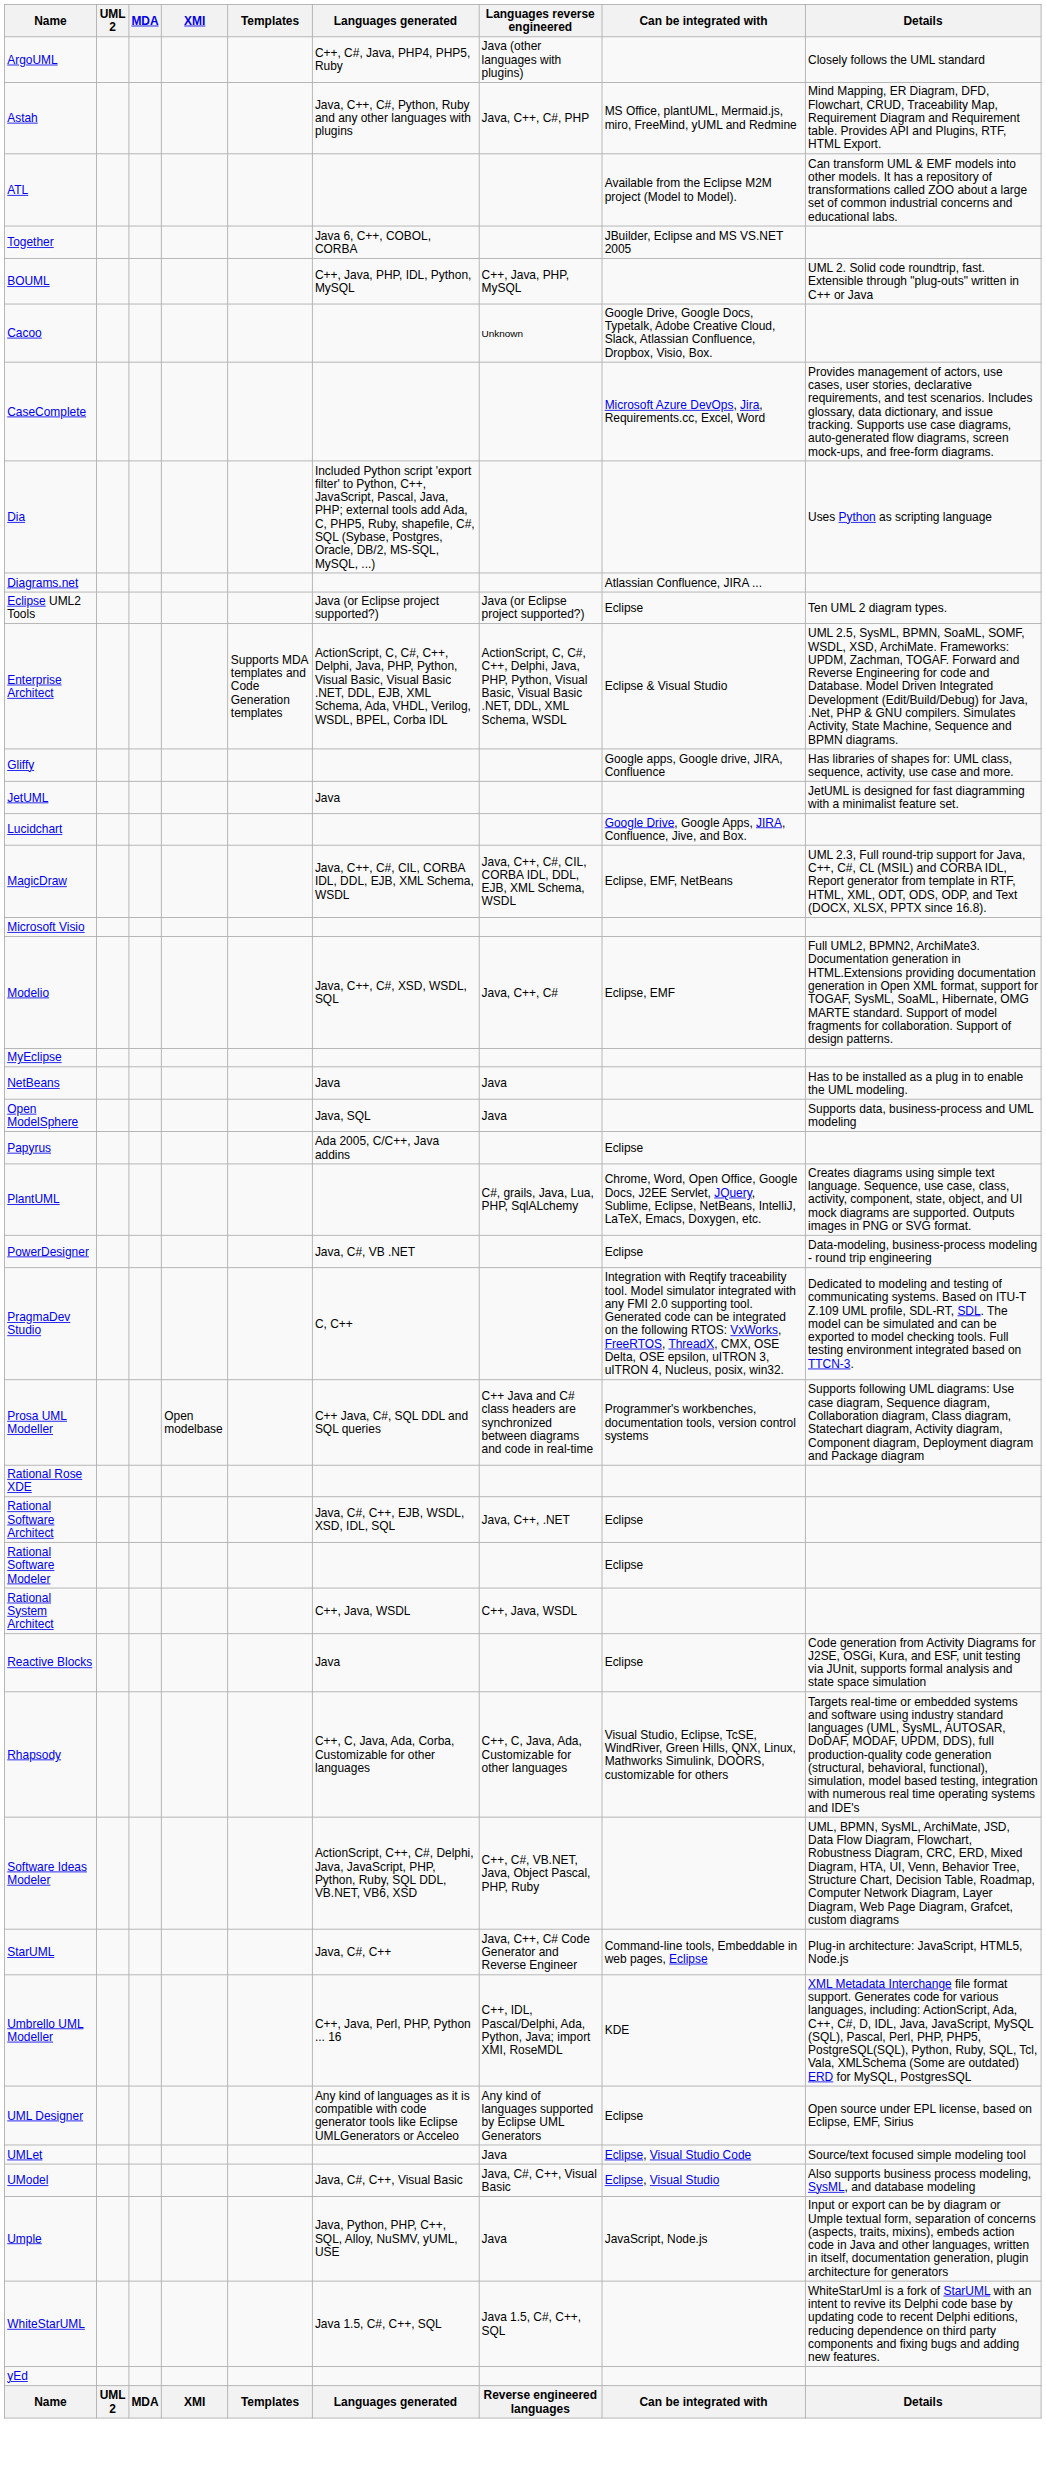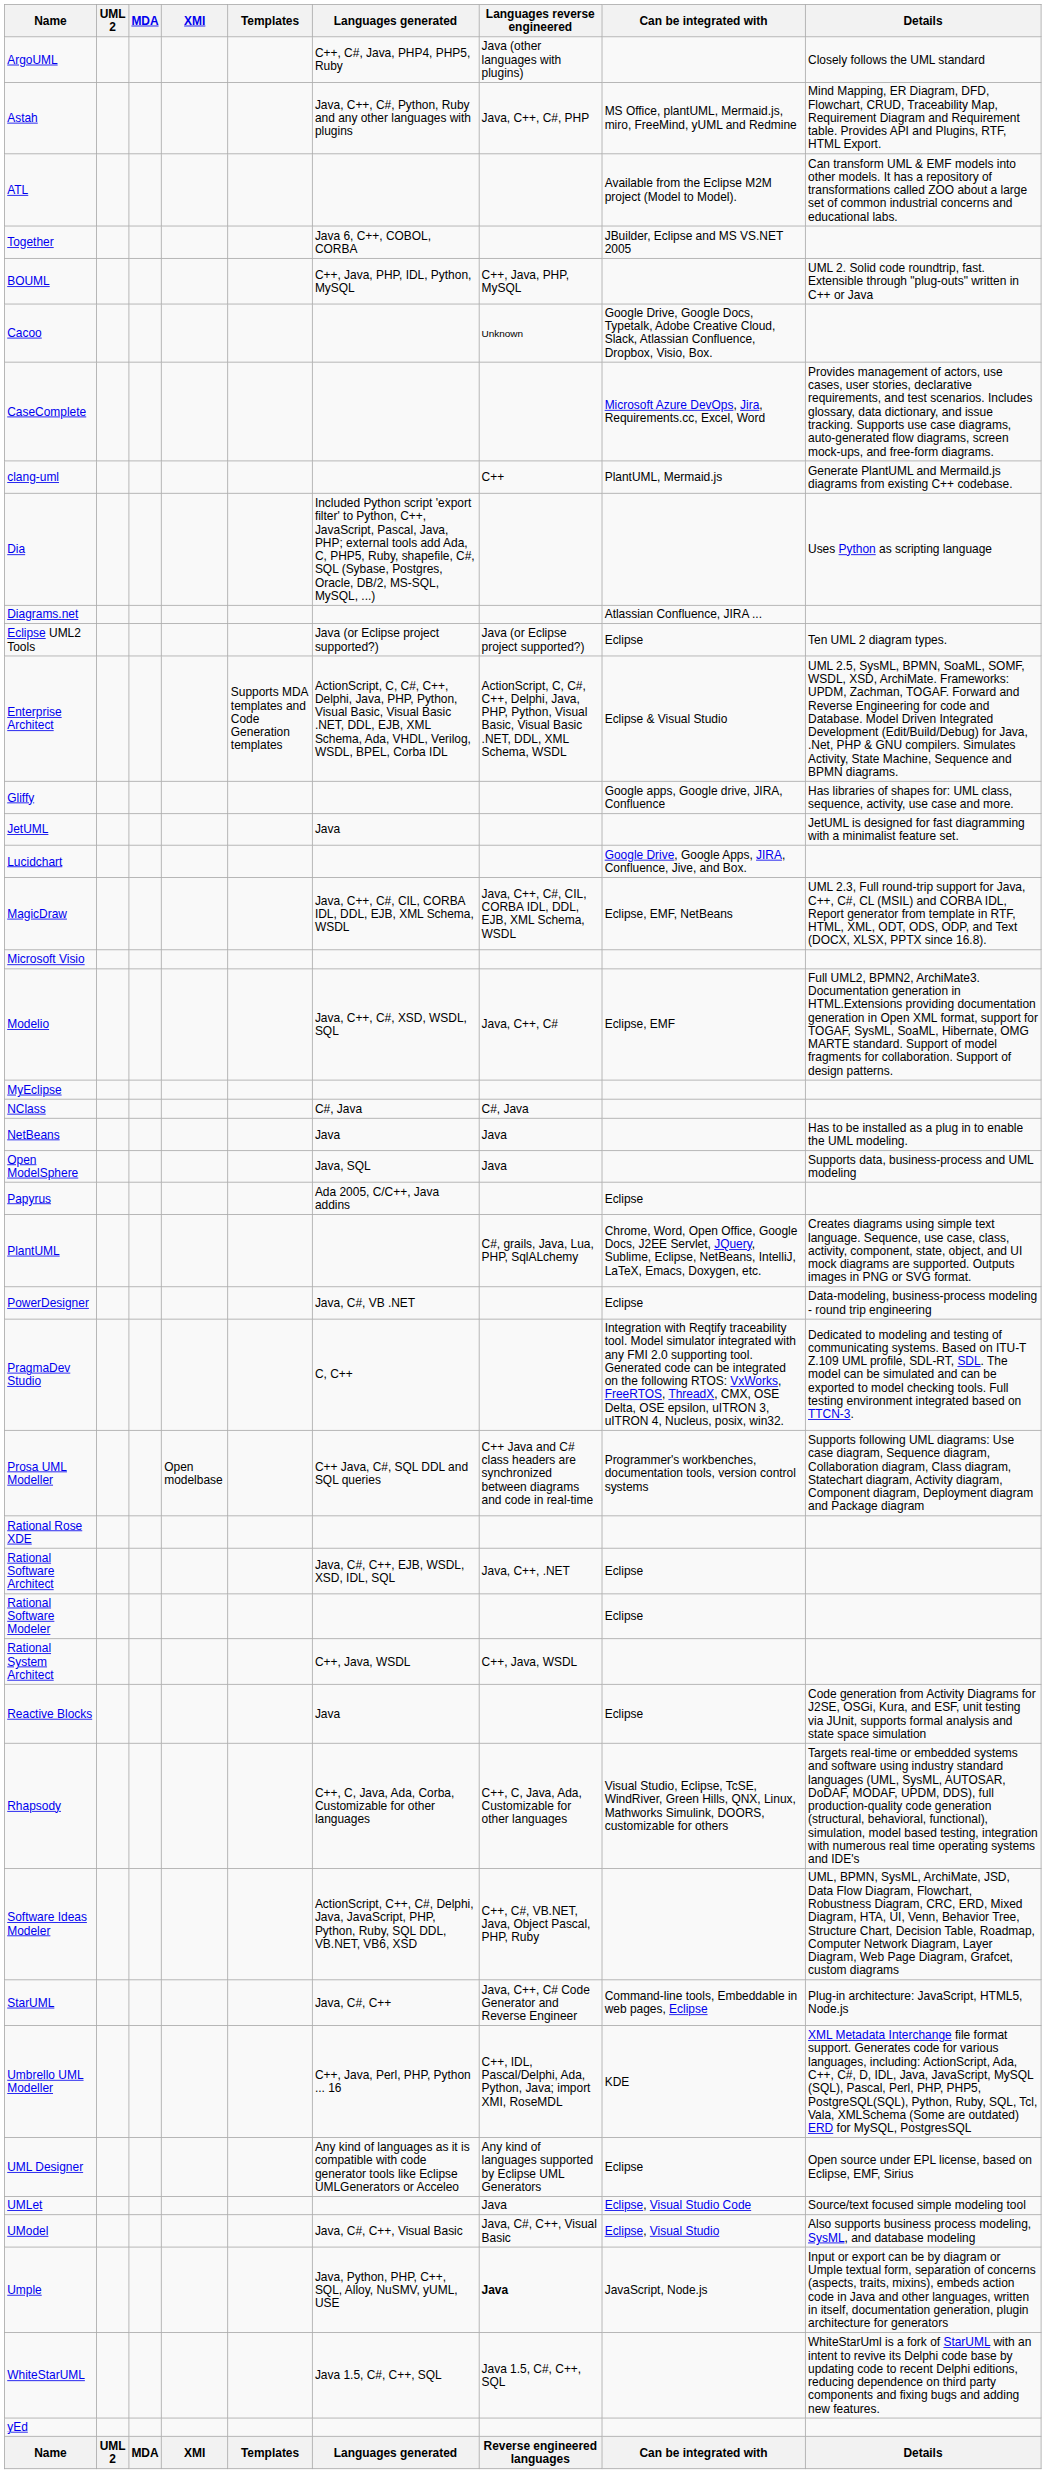+ row: (33, 477)
+ row: (26, 1109)
(494, 2239) normal -> (495, 2290) bold
